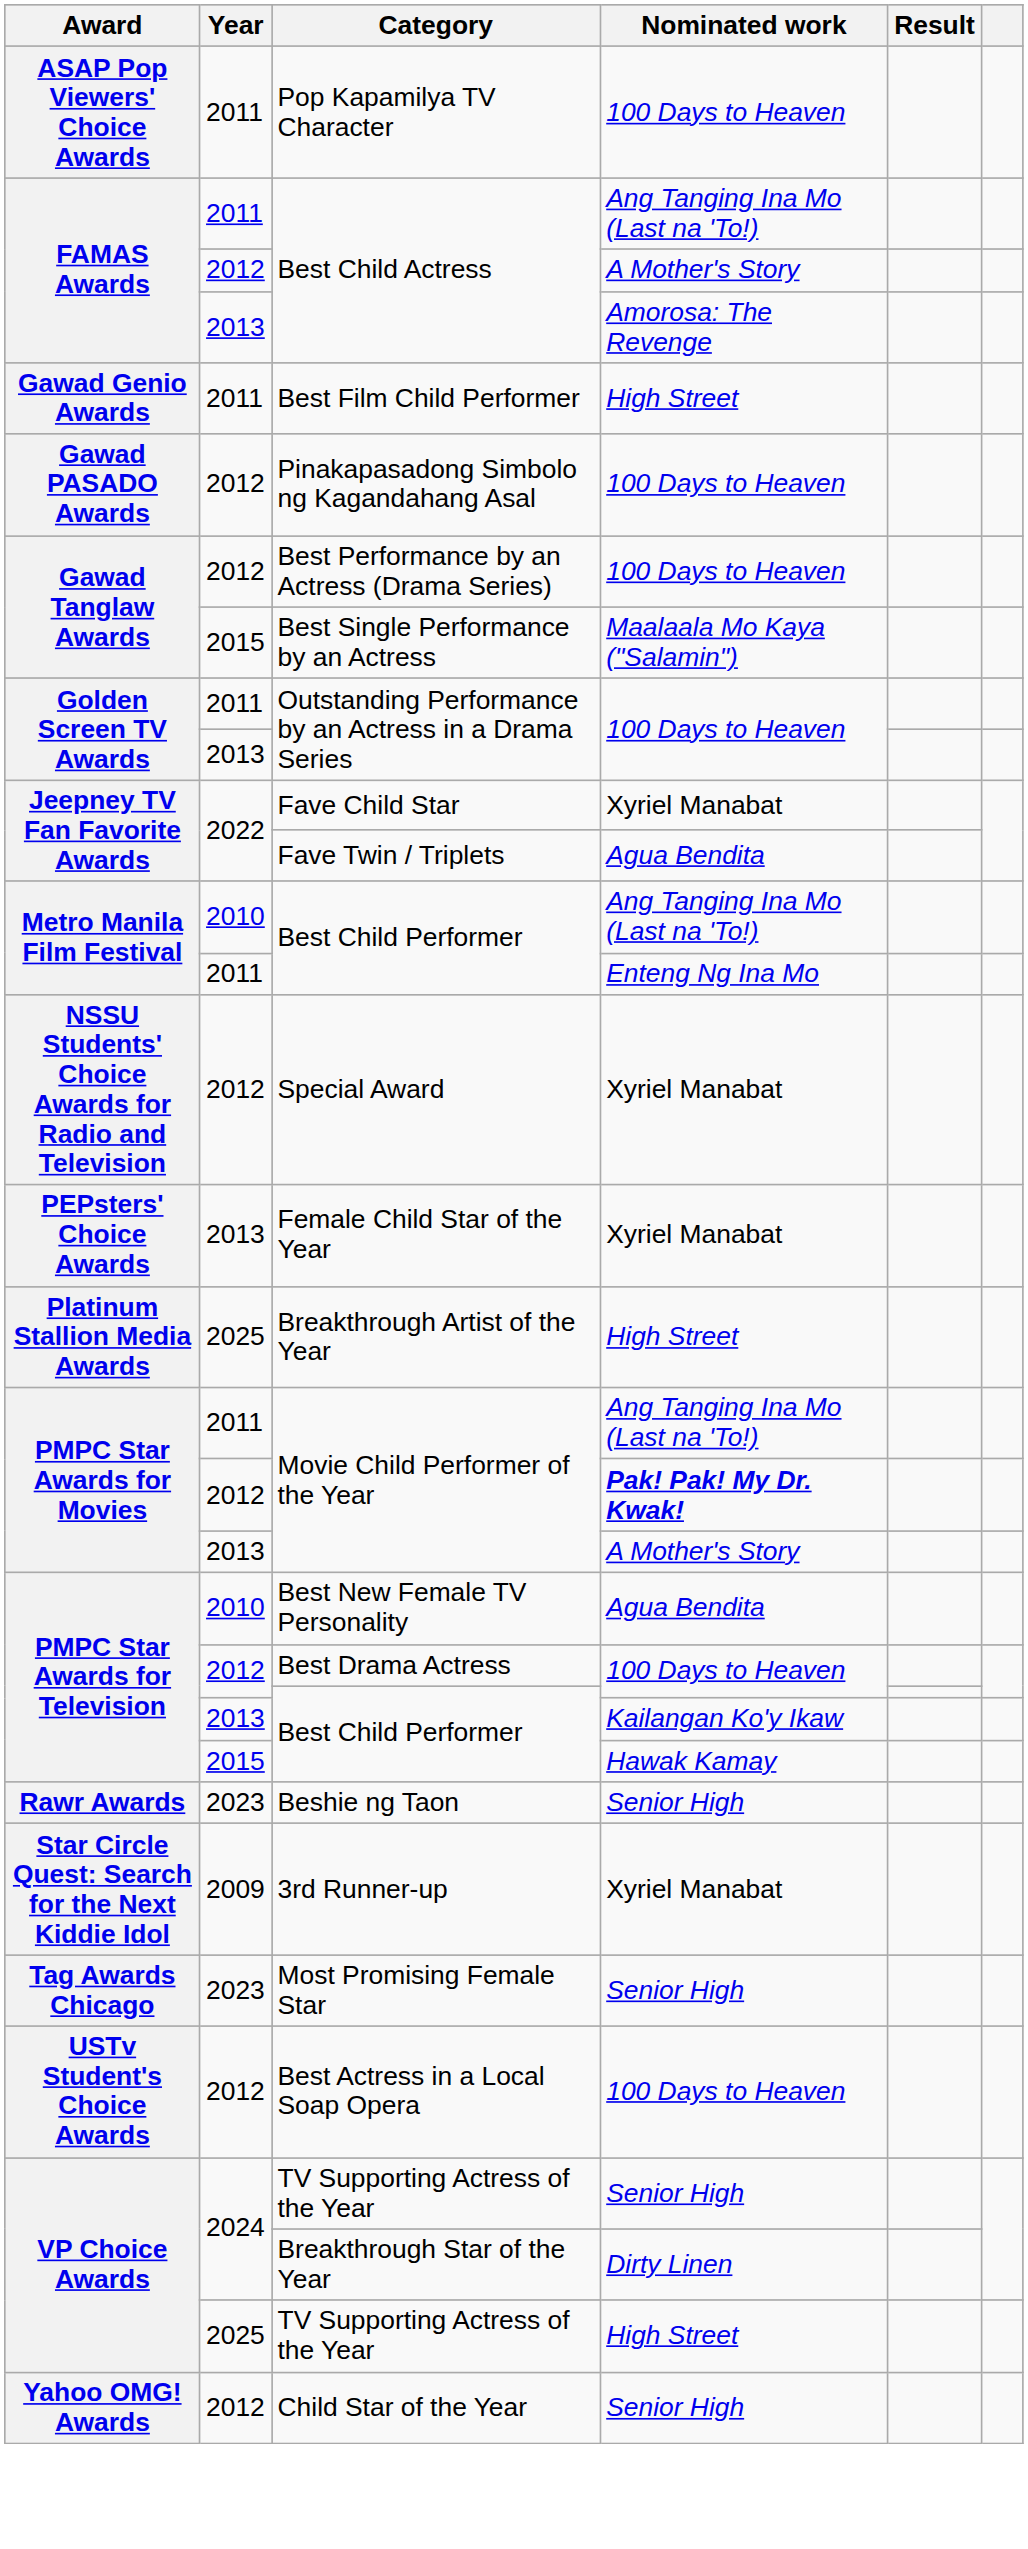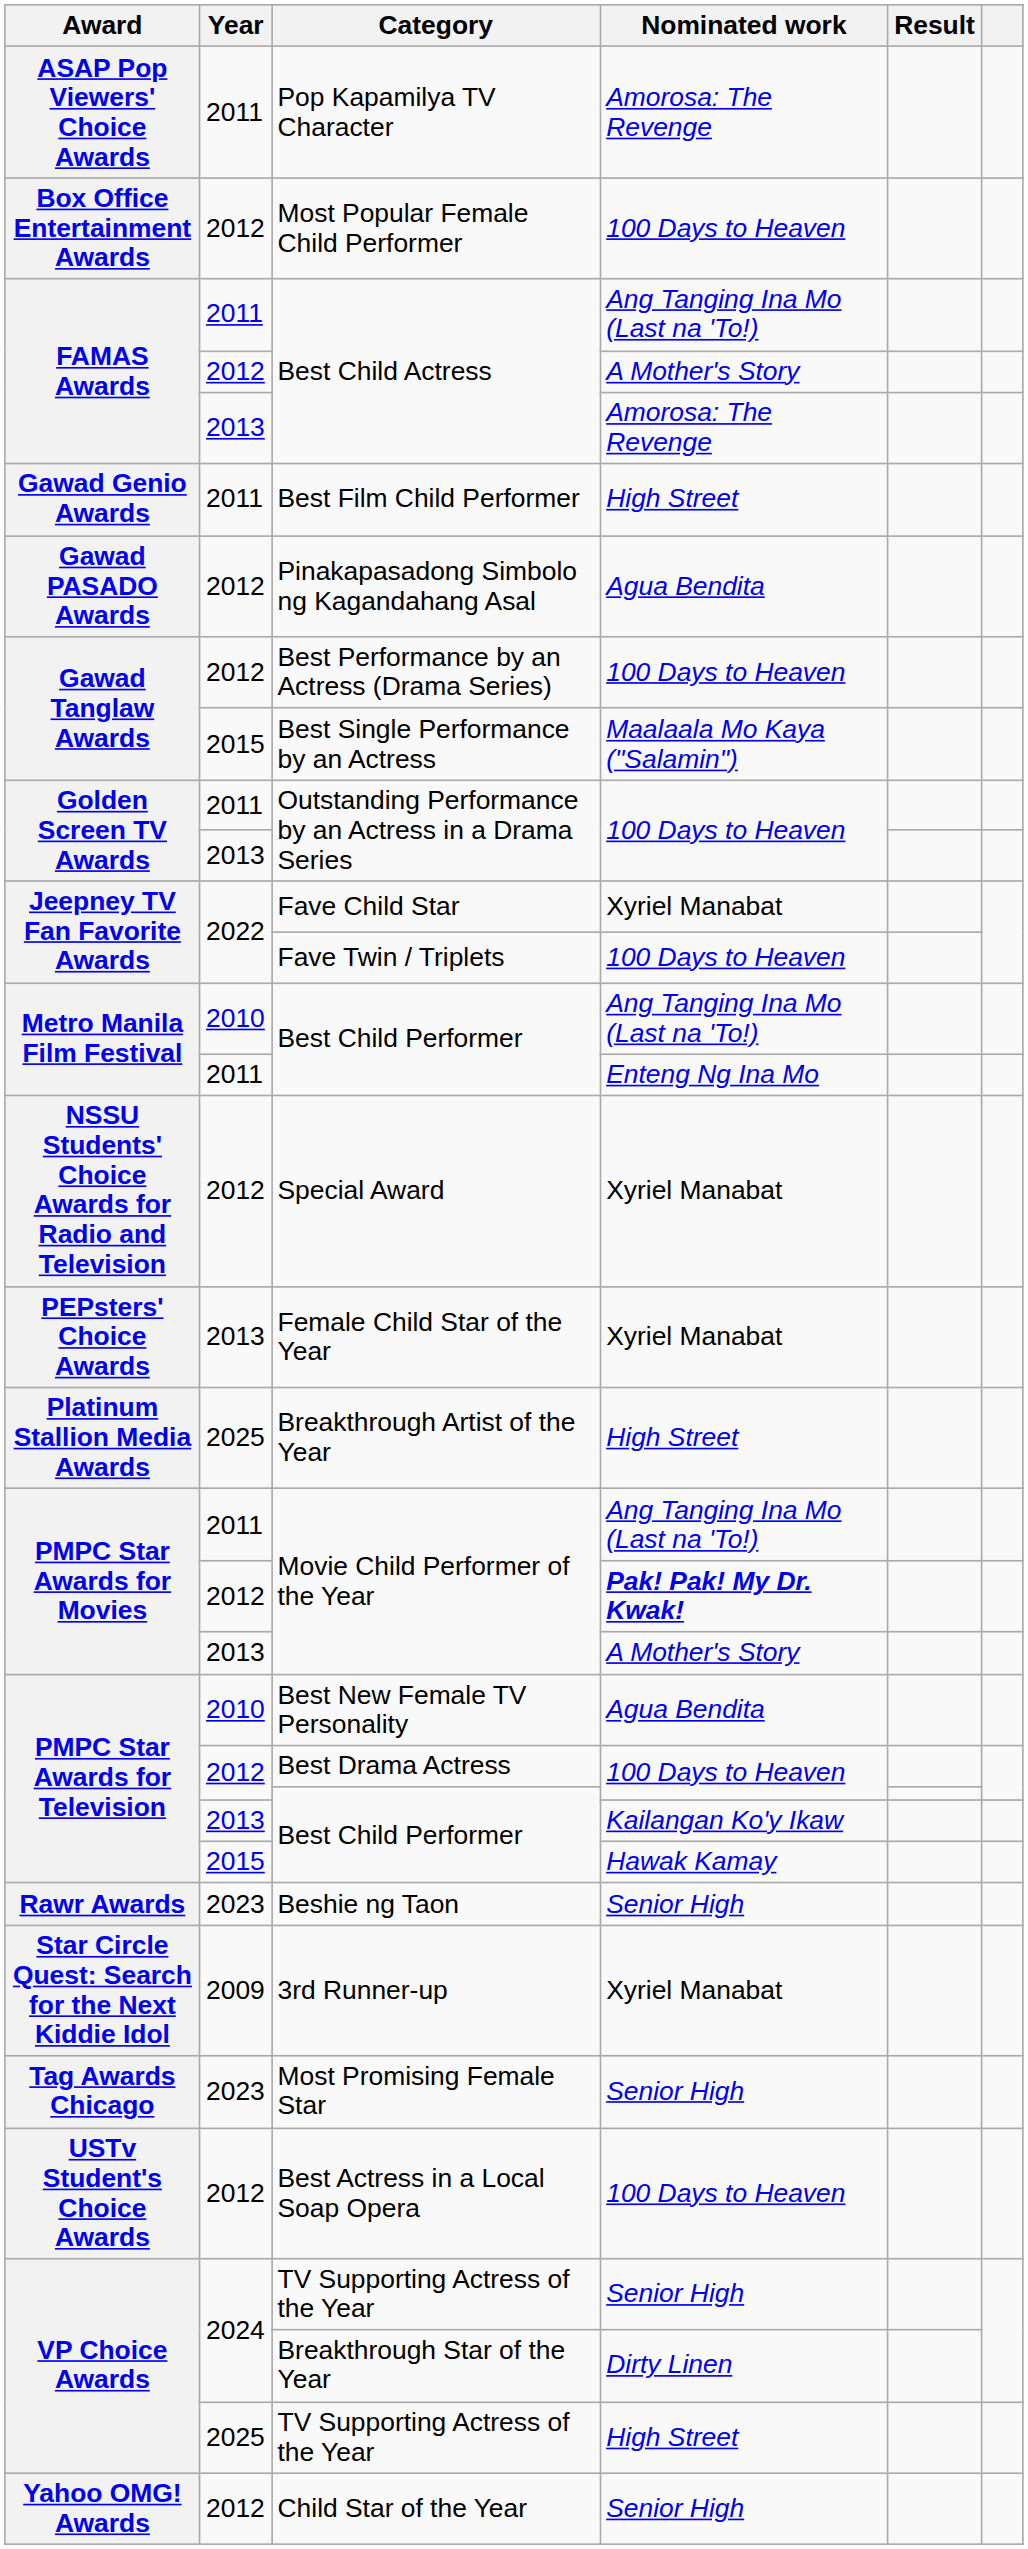(726, 111) 100 Days to Heaven -> (689, 111) Amorosa: The Revenge
+ row: (235, 227)
(726, 484) 100 Days to Heaven -> (685, 585) Agua Bendita
(685, 855) Agua Bendita -> (726, 956) 100 Days to Heaven
